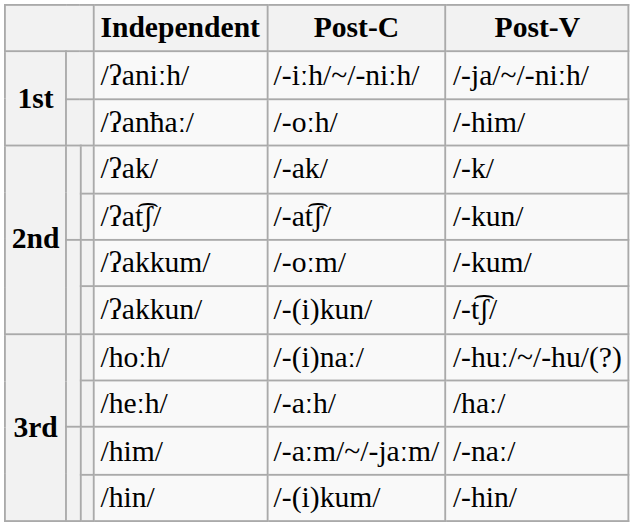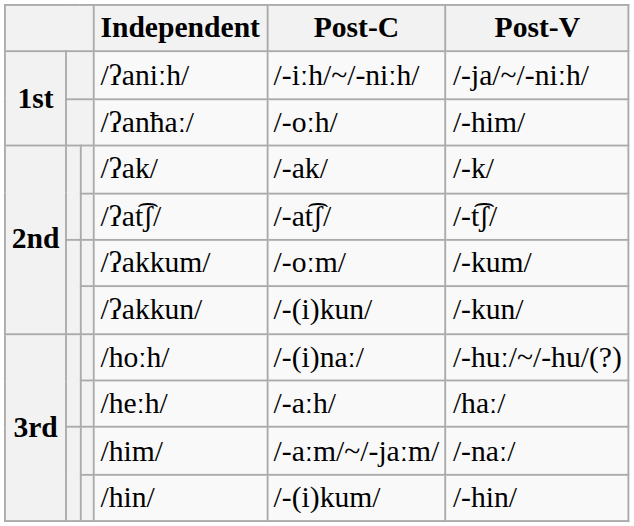(488, 215) /-kun/ -> (475, 215) /-t͡ʃ/
(475, 309) /-t͡ʃ/ -> (488, 309) /-kun/
